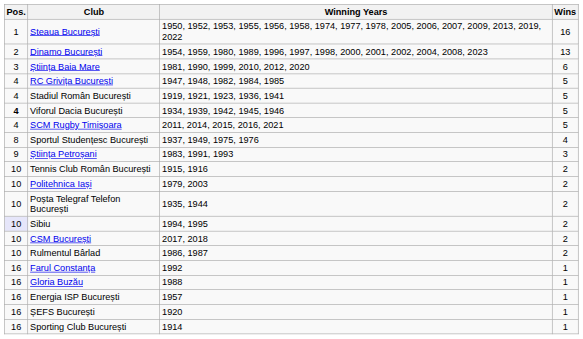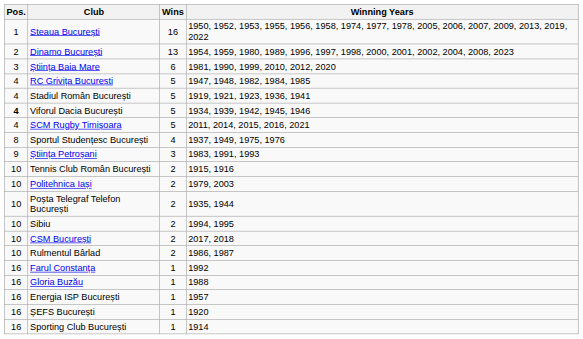columns swapped: (565, 12) <-> (356, 12)
(16, 224) lavender background -> (16, 224) no background
